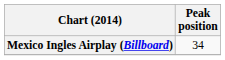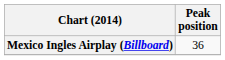(198, 45) 34 -> (198, 45) 36
